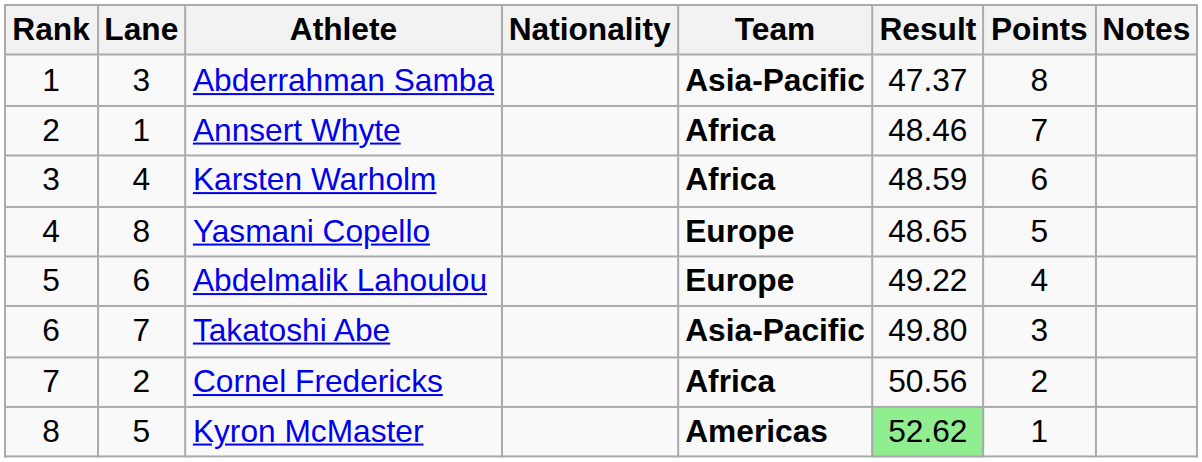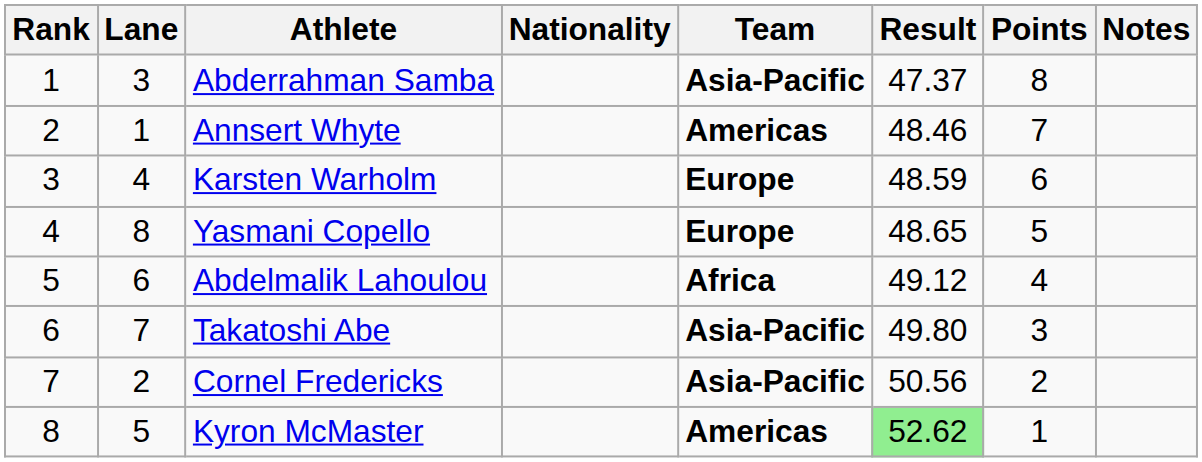(730, 130) Africa -> (757, 130) Americas
(730, 180) Africa -> (740, 180) Europe
(740, 280) Europe -> (730, 280) Africa
(928, 280) 49.22 -> (928, 280) 49.12
(730, 381) Africa -> (775, 381) Asia-Pacific
